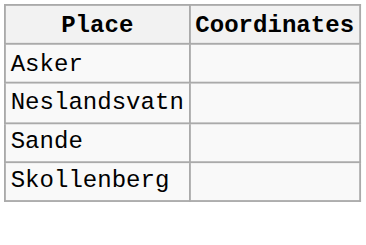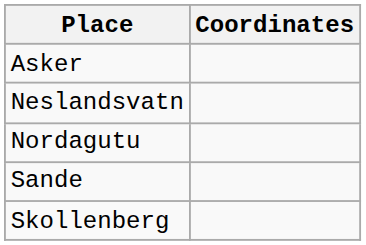+ row: (76, 142)
